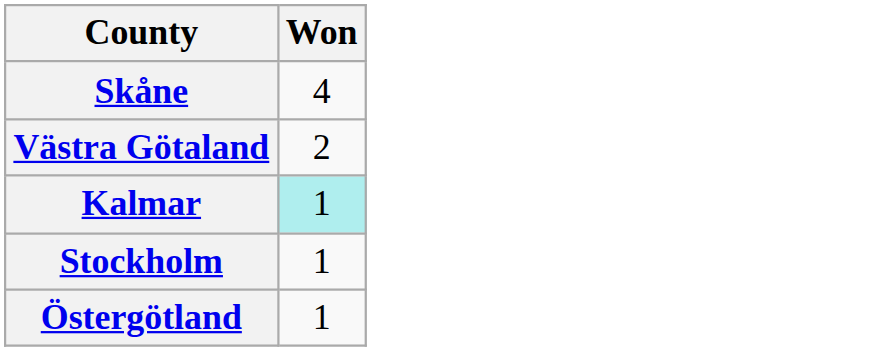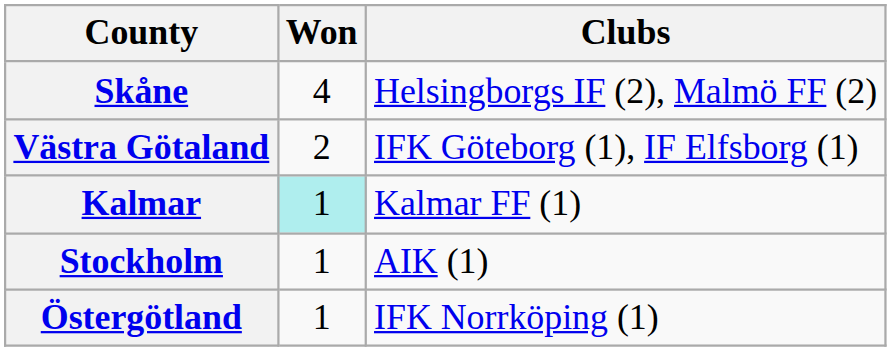+ column: (626, 32)
